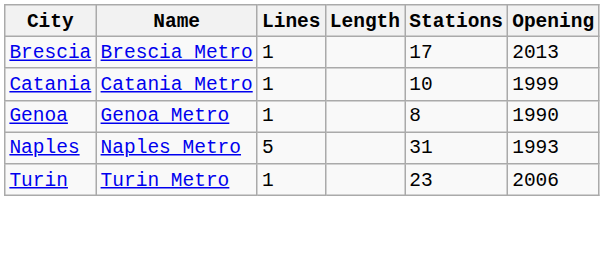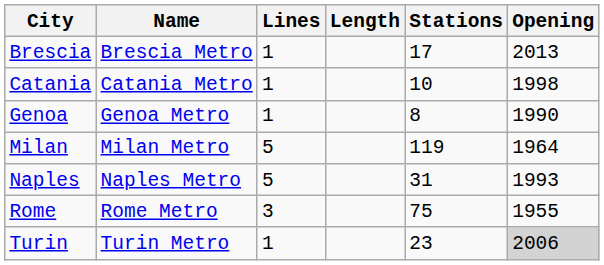(536, 84) 1999 -> (536, 84) 1998
+ row: (39, 148)
+ row: (33, 211)
(536, 180) no background -> (536, 243) lightgrey background
